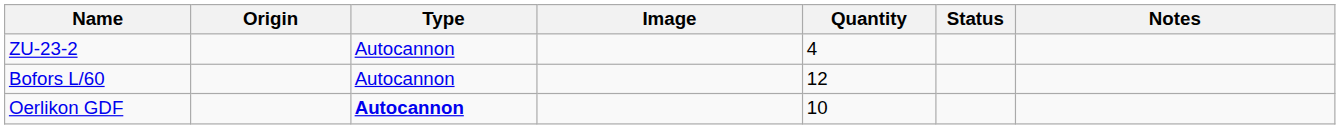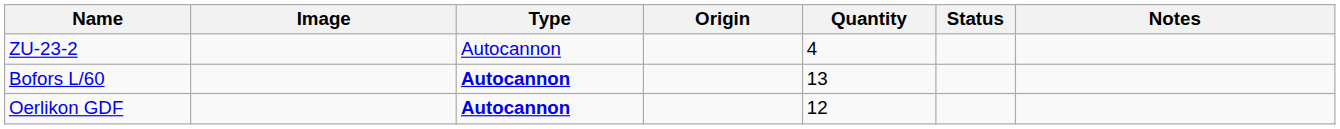columns swapped: (669, 19) <-> (271, 19)
(405, 78) normal -> (516, 78) bold
(817, 78) 12 -> (817, 78) 13
(817, 108) 10 -> (817, 108) 12
